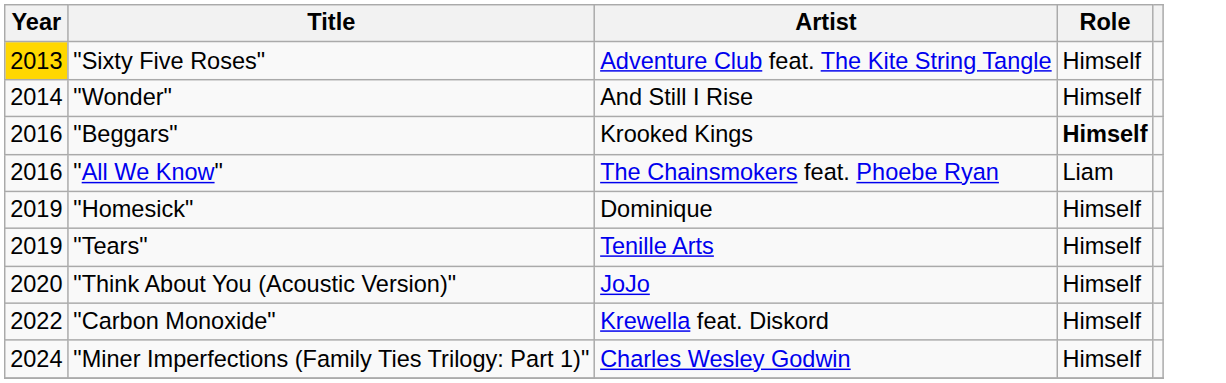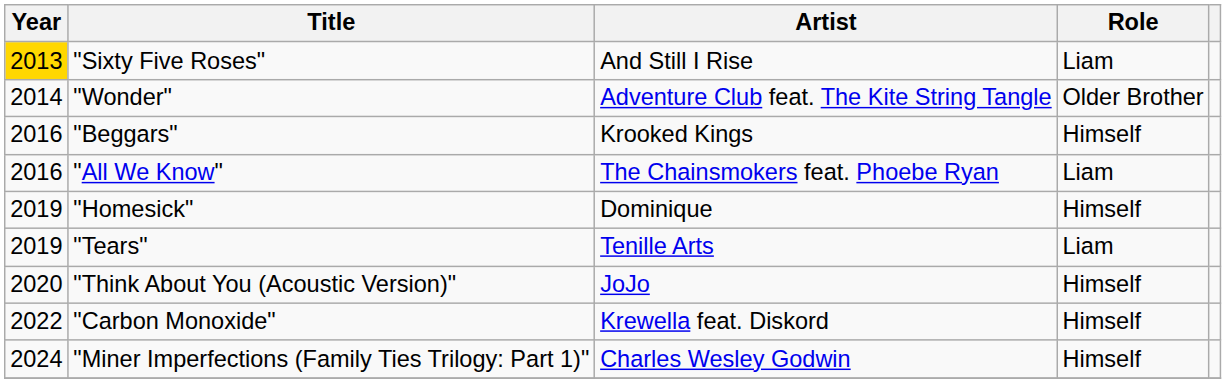(826, 60) Adventure Club feat. The Kite String Tangle -> (677, 60) And Still I Rise
(1102, 60) Himself -> (1088, 60) Liam
(677, 97) And Still I Rise -> (826, 97) Adventure Club feat. The Kite String Tangle
(1102, 97) Himself -> (1133, 97) Older Brother
(1105, 135) bold -> (1102, 135) normal
(1102, 246) Himself -> (1088, 246) Liam
